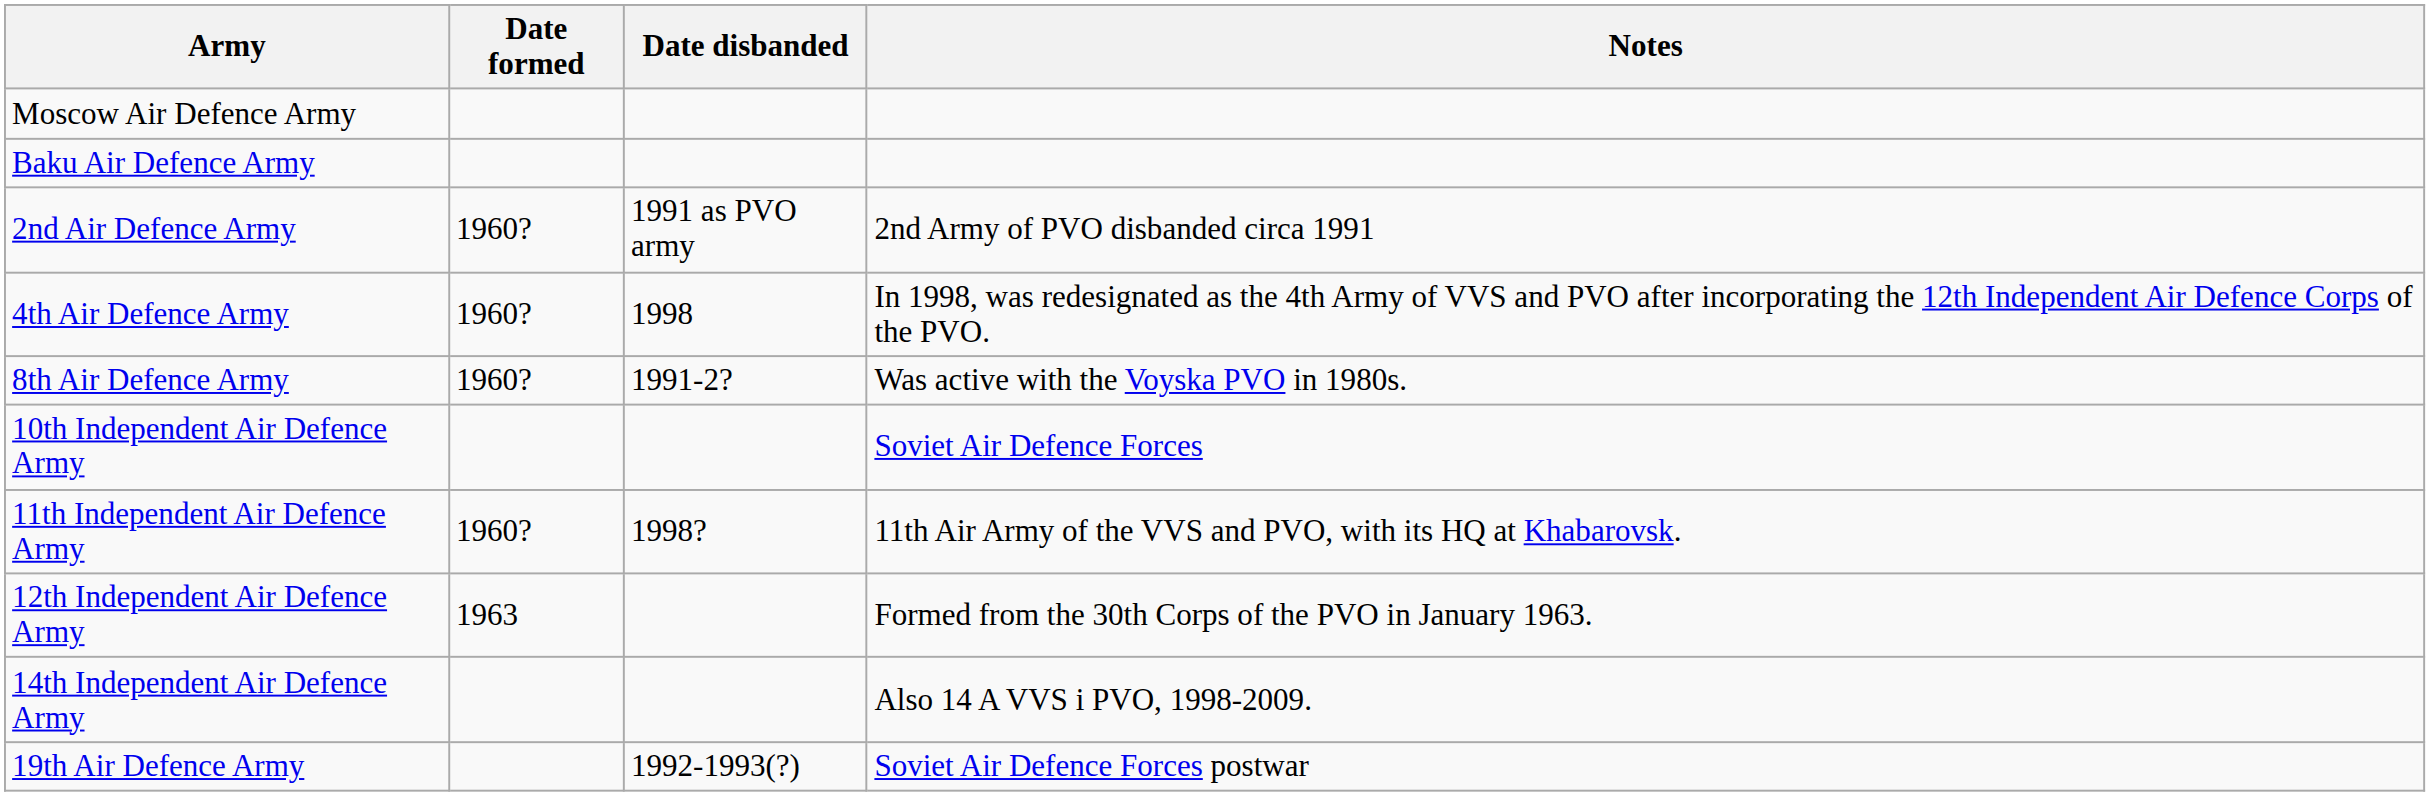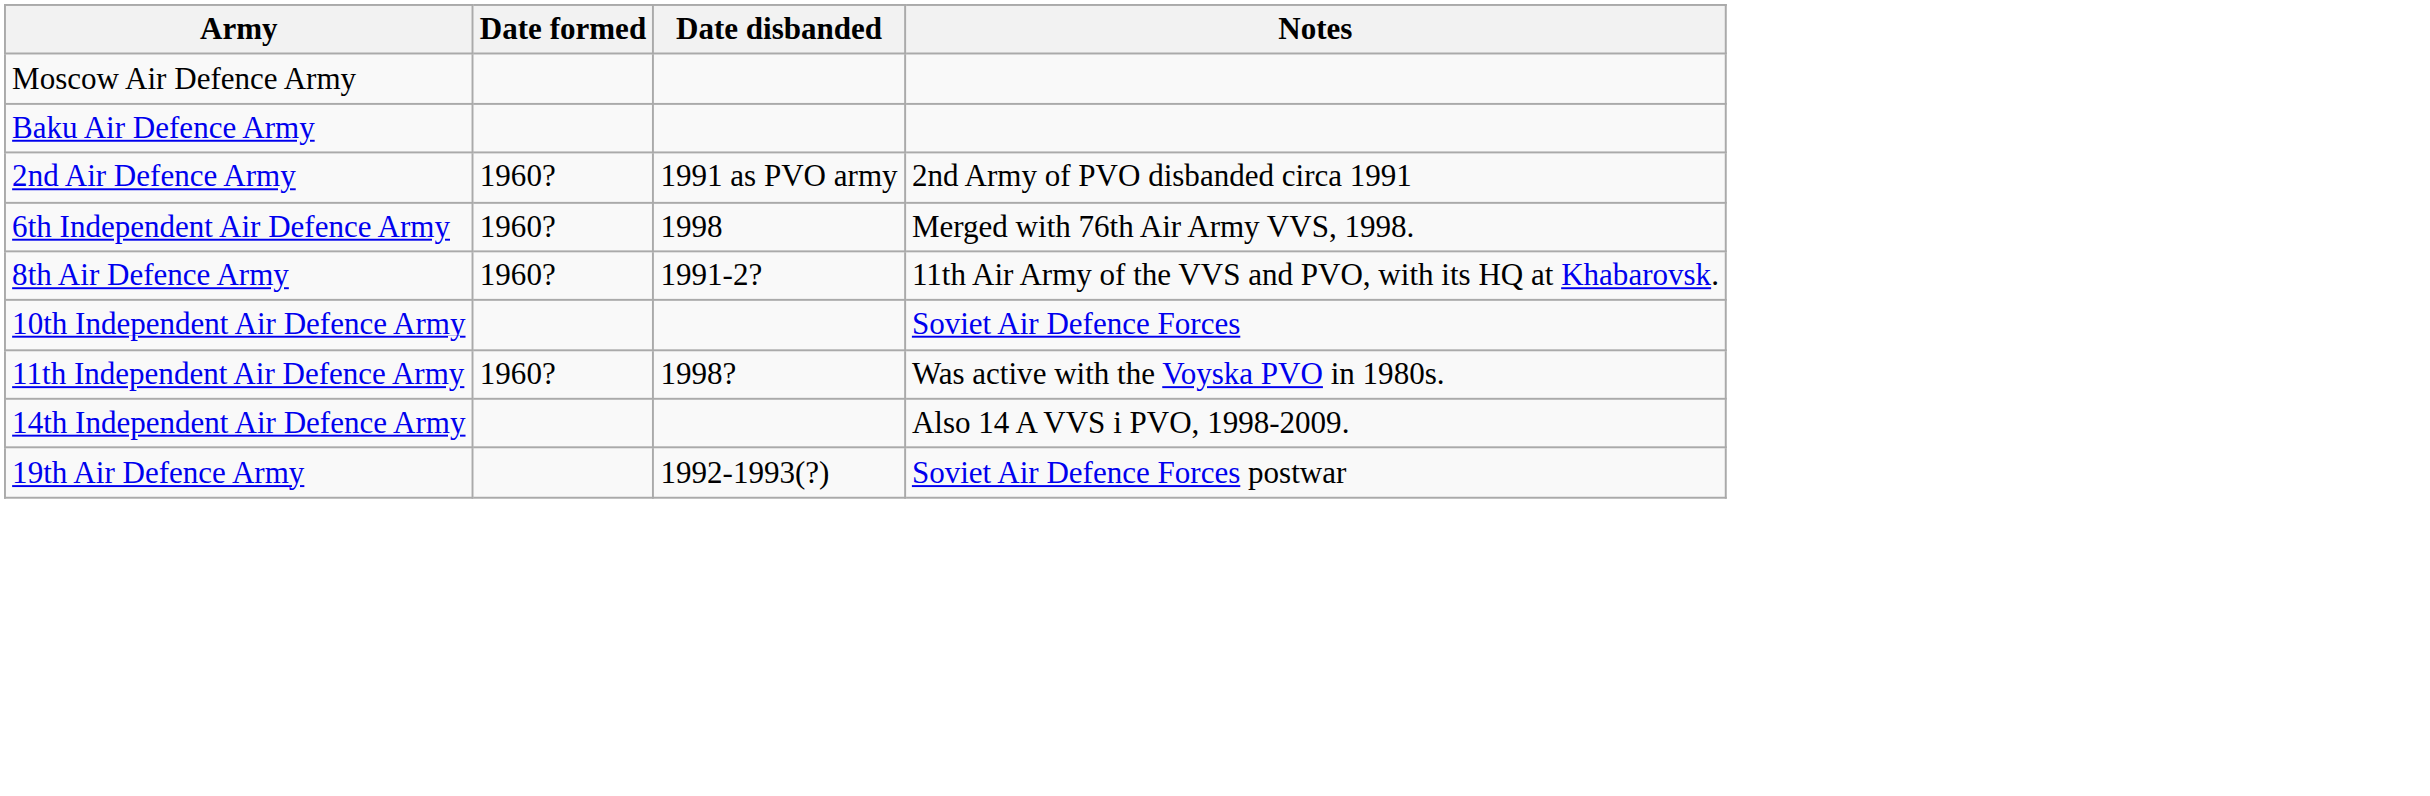- row: (150, 313)
+ row: (231, 226)
(1141, 380) Was active with the Voyska PVO in 1980s. -> (1315, 275) 11th Air Army of the VVS and PVO, with its HQ at Khabarovsk.
(1278, 530) 11th Air Army of the VVS and PVO, with its HQ at Khabarovsk. -> (1178, 373) Was active with the Voyska PVO in 1980s.
- row: (200, 614)
